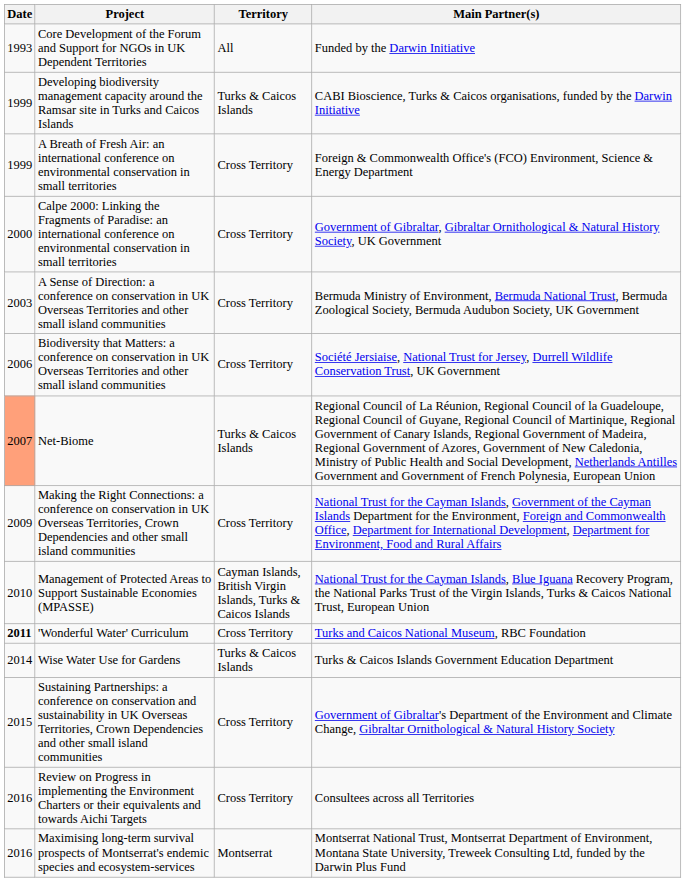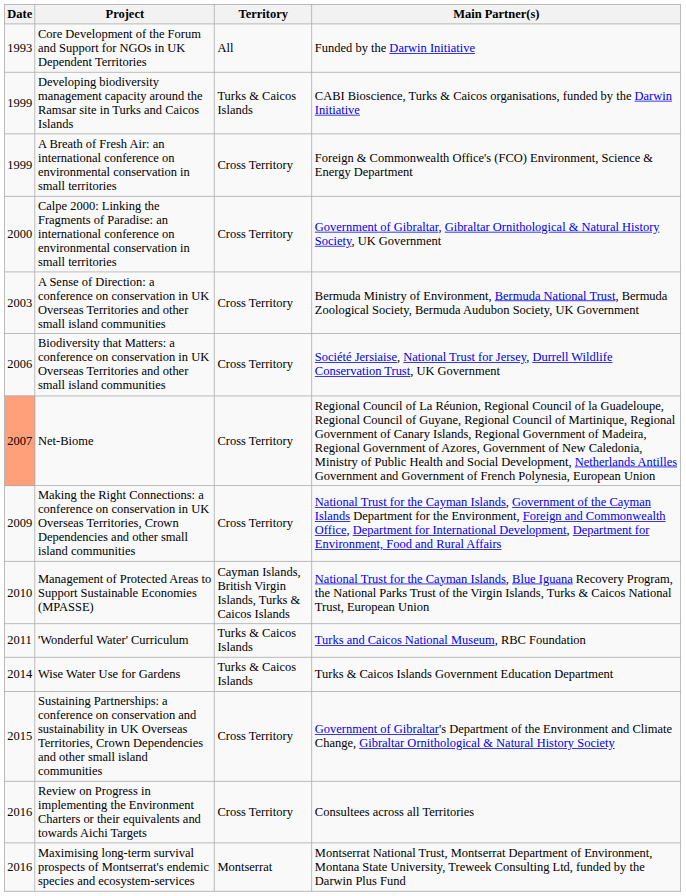(257, 440) Turks & Caicos Islands -> (255, 440) Cross Territory
(19, 633) bold -> (20, 640) normal
(255, 633) Cross Territory -> (257, 640) Turks & Caicos Islands
